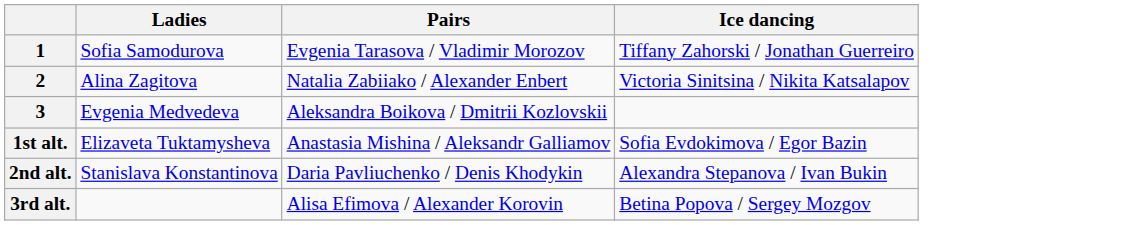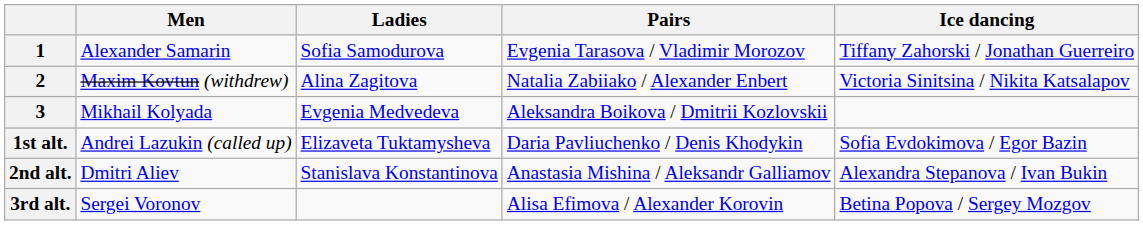+ column: (186, 19)
(449, 142) Anastasia Mishina / Aleksandr Galliamov -> (655, 142) Daria Pavliuchenko / Denis Khodykin
(435, 173) Daria Pavliuchenko / Denis Khodykin -> (669, 173) Anastasia Mishina / Aleksandr Galliamov
